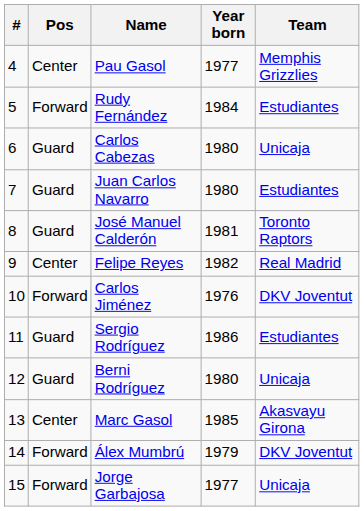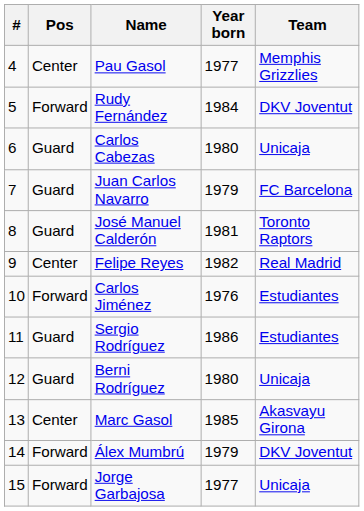(299, 107) Estudiantes -> (306, 107) DKV Joventut
(221, 189) 1980 -> (221, 189) 1979
(299, 189) Estudiantes -> (306, 189) FC Barcelona
(306, 296) DKV Joventut -> (299, 296) Estudiantes
